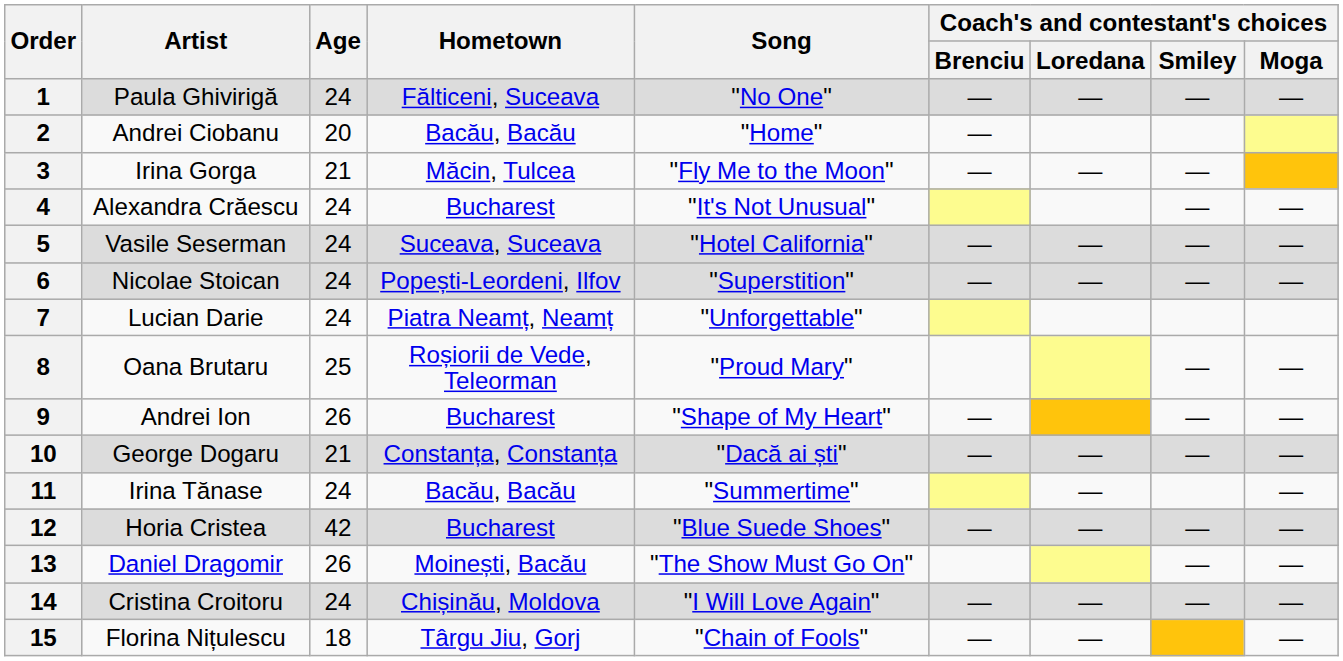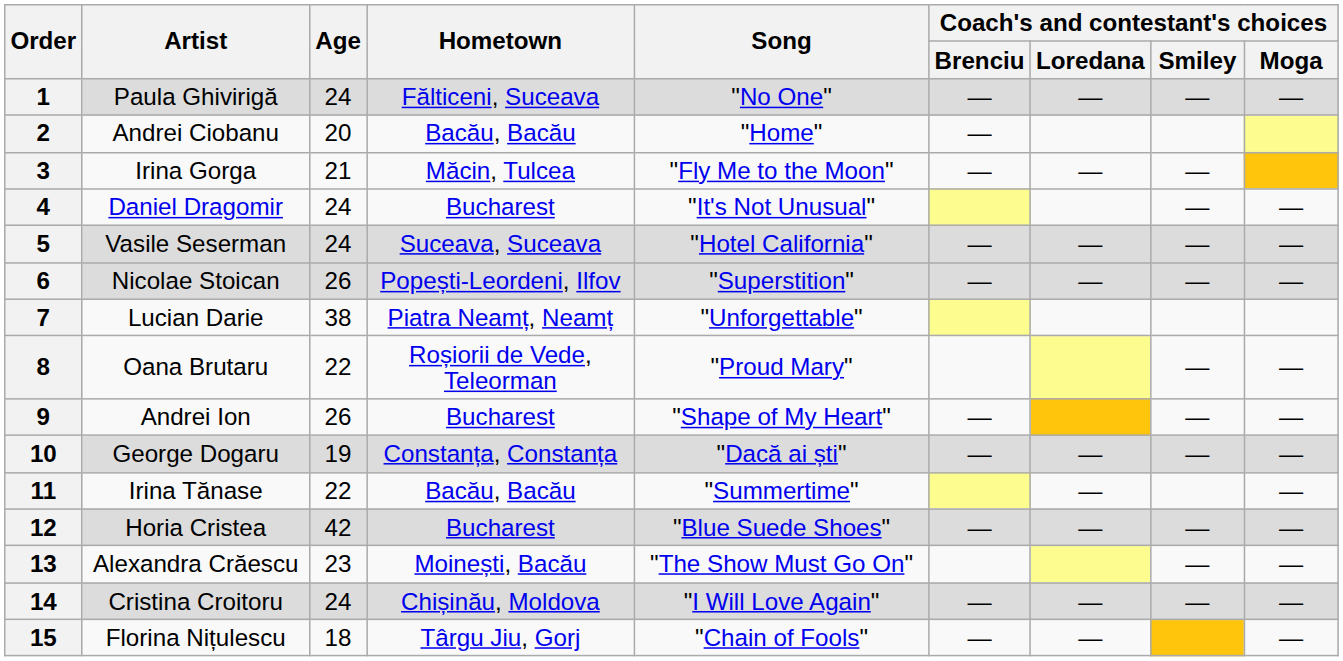(196, 207) Alexandra Crăescu -> (196, 207) Daniel Dragomir
(338, 281) 24 -> (338, 281) 26
(338, 318) 24 -> (338, 318) 38
(338, 367) 25 -> (338, 367) 22
(338, 454) 21 -> (338, 454) 19
(338, 491) 24 -> (338, 491) 22
(196, 564) Daniel Dragomir -> (196, 564) Alexandra Crăescu
(338, 564) 26 -> (338, 564) 23
